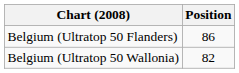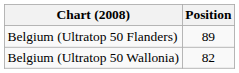(208, 36) 86 -> (208, 36) 89
